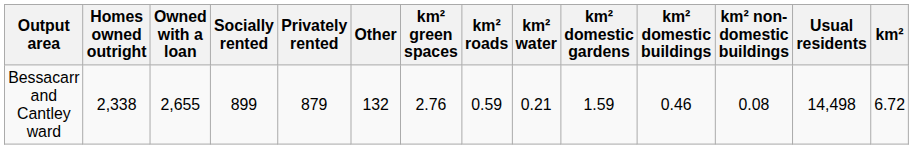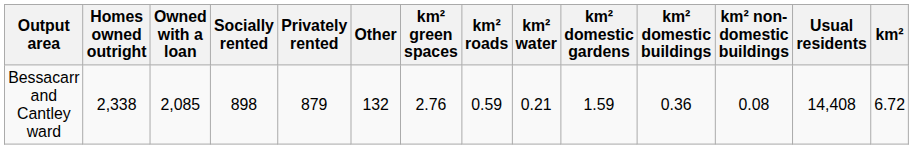(180, 104) 2,655 -> (180, 104) 2,085
(244, 104) 899 -> (244, 104) 898
(676, 104) 0.46 -> (676, 104) 0.36
(832, 104) 14,498 -> (832, 104) 14,408
